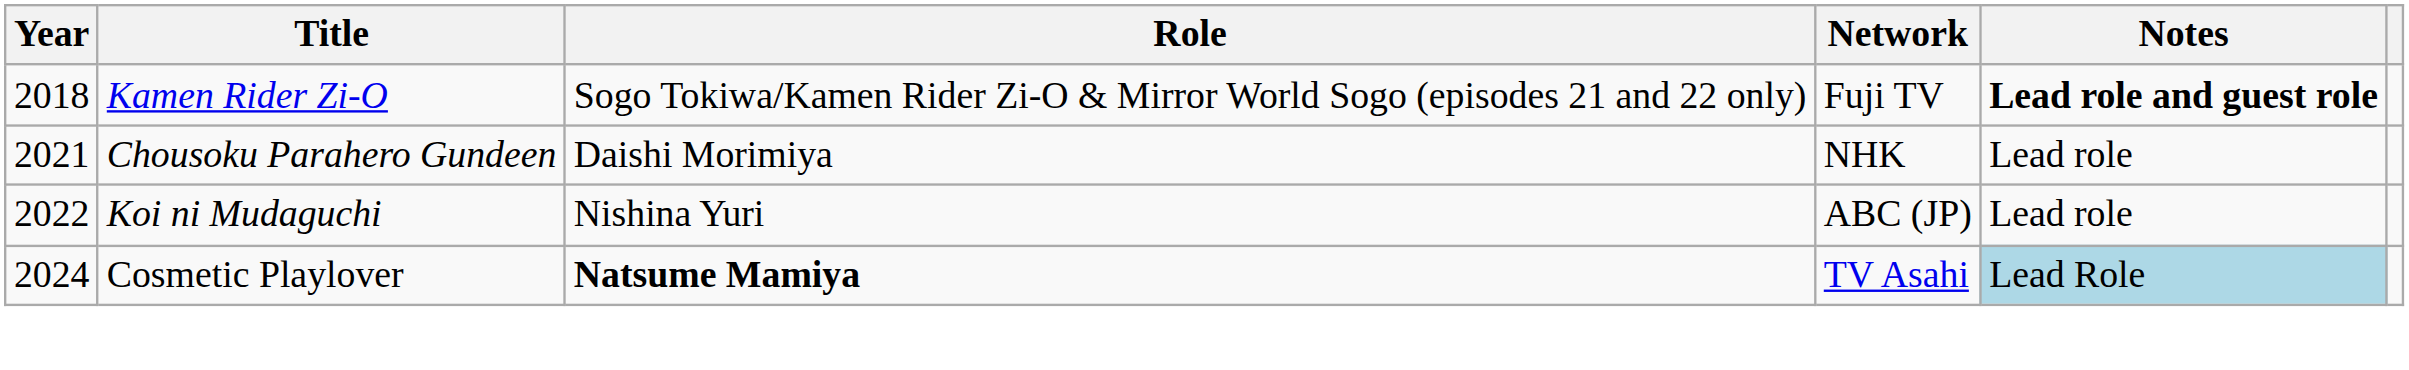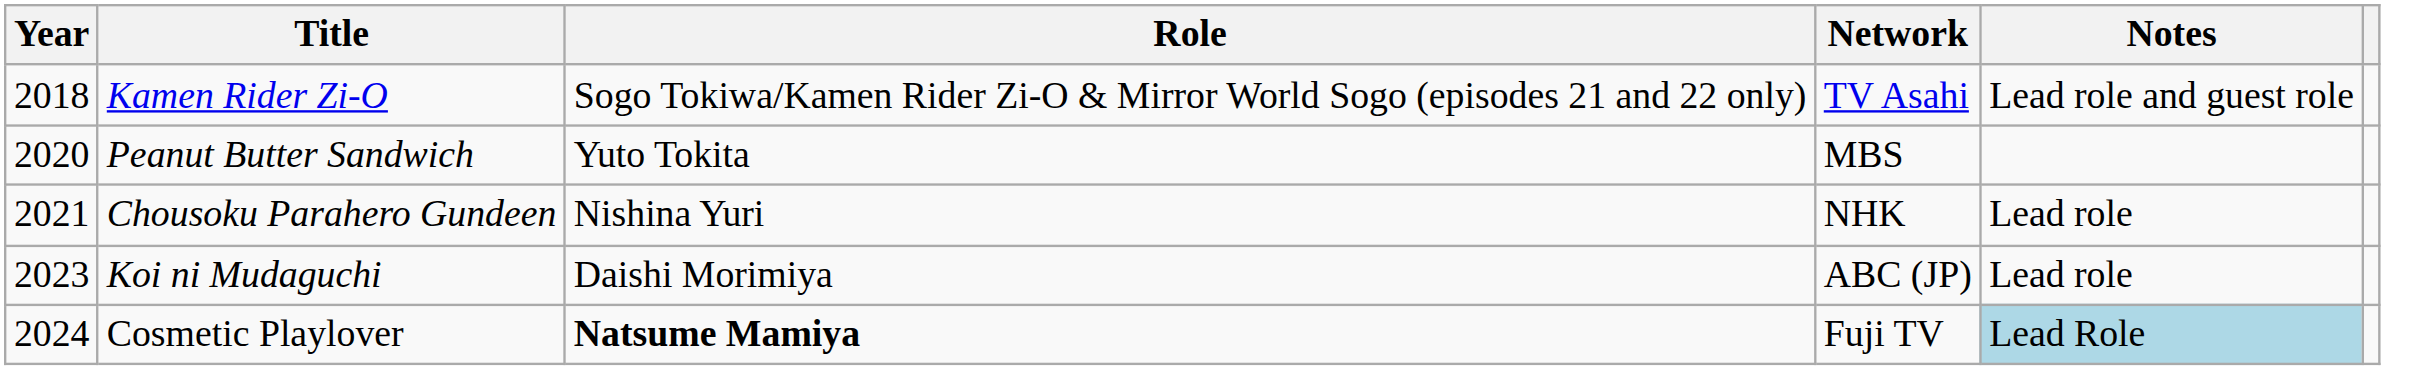(1884, 94) Fuji TV -> (1896, 94) TV Asahi
(2184, 94) bold -> (2172, 94) normal
+ row: (290, 154)
(703, 154) Daishi Morimiya -> (669, 214) Nishina Yuri
(52, 214) 2022 -> (52, 273) 2023
(669, 214) Nishina Yuri -> (703, 273) Daishi Morimiya
(1896, 273) TV Asahi -> (1884, 333) Fuji TV
